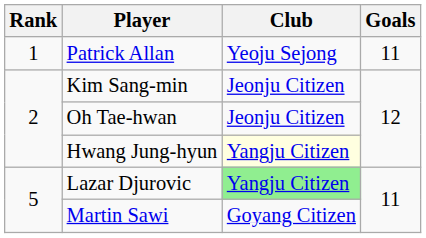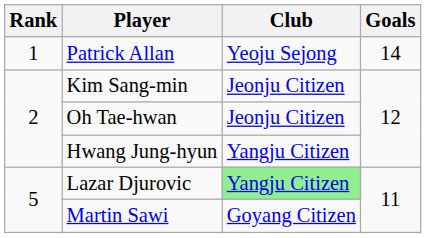(390, 53) 11 -> (390, 53) 14
(288, 150) lightyellow background -> (288, 150) no background
